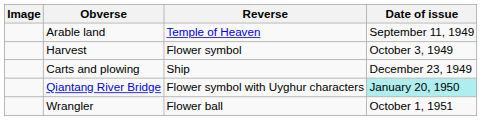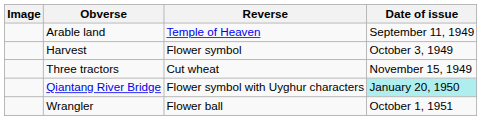+ row: (83, 69)
- row: (93, 69)
